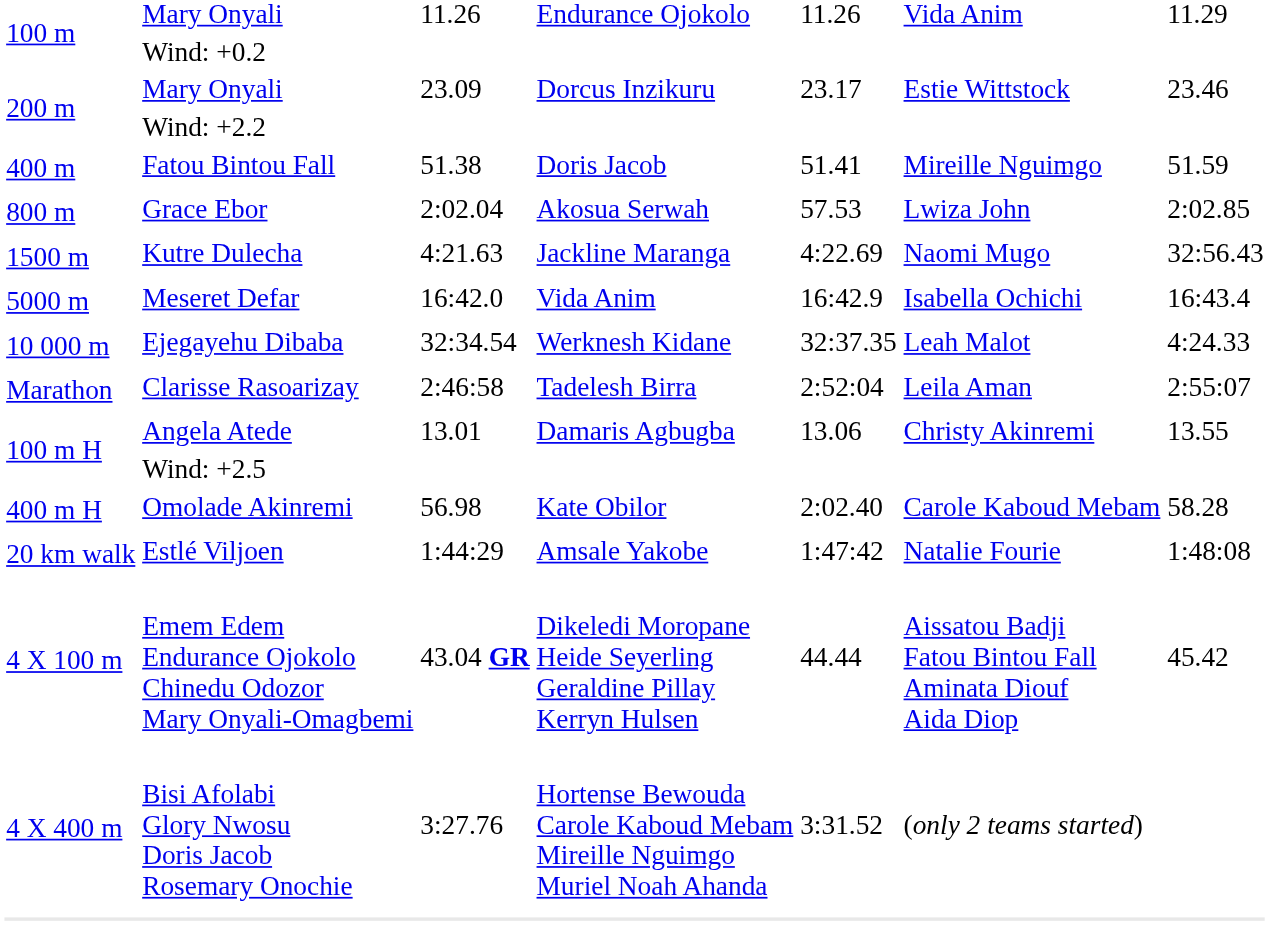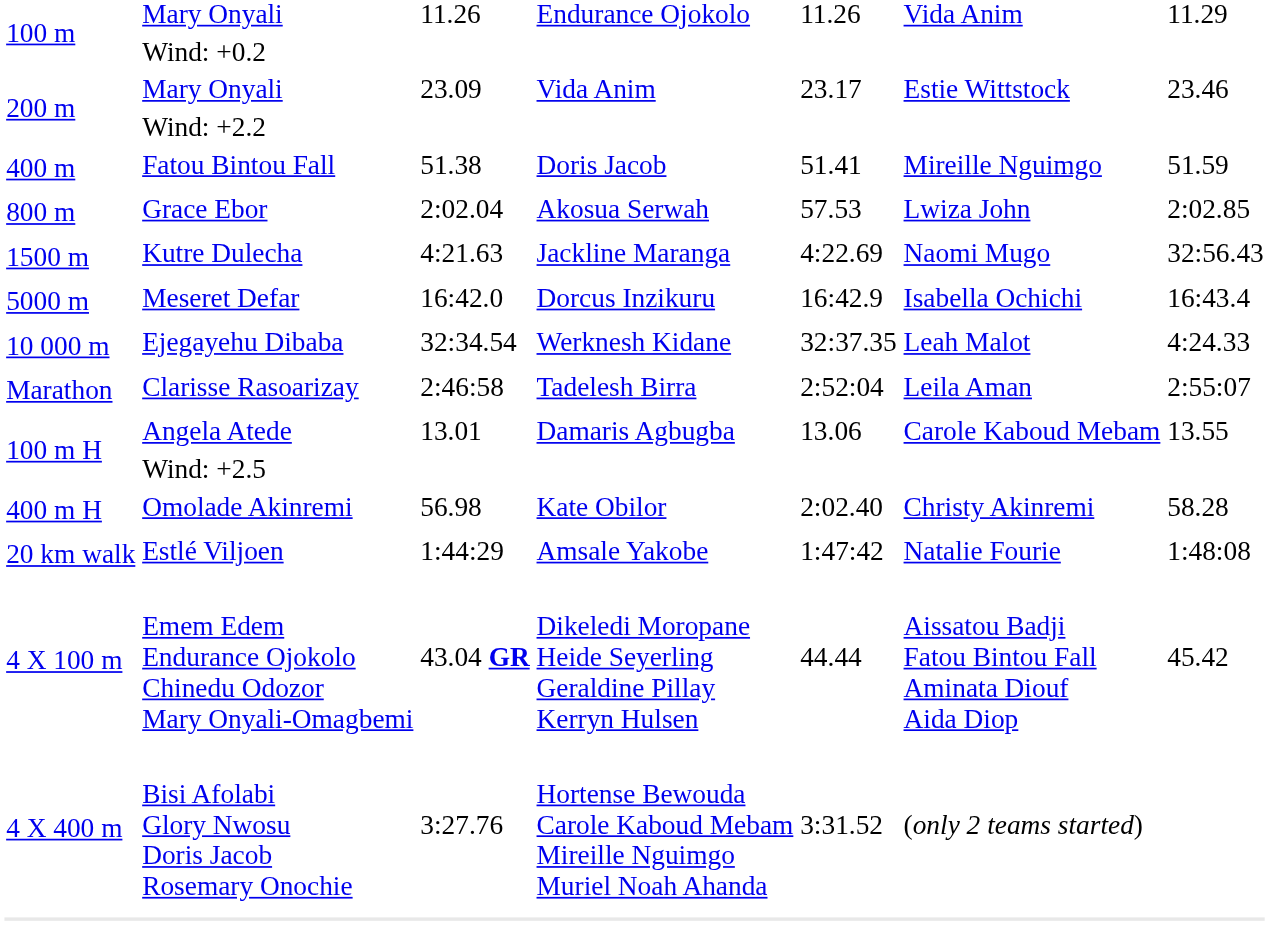(626, 89) Dorcus Inzikuru -> (596, 89) Vida Anim
(596, 298) Vida Anim -> (626, 298) Dorcus Inzikuru
(999, 431) Christy Akinremi -> (1032, 431) Carole Kaboud Mebam
(1032, 506) Carole Kaboud Mebam -> (999, 506) Christy Akinremi
